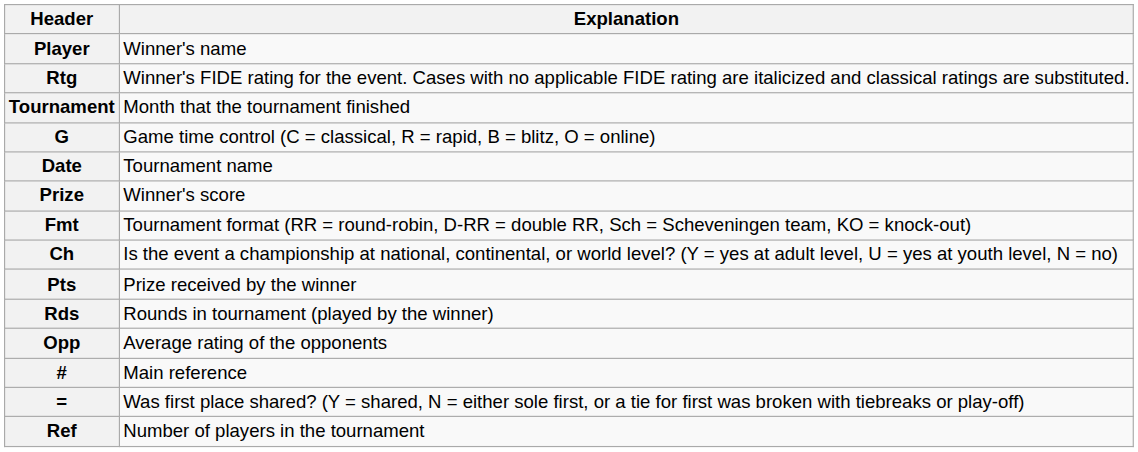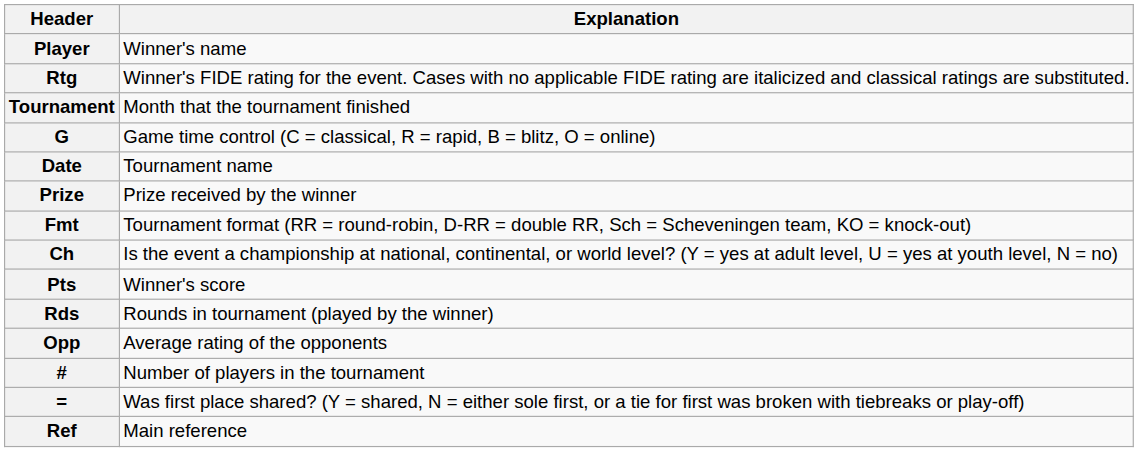(184, 195) Winner's score -> (240, 195) Prize received by the winner
(240, 284) Prize received by the winner -> (184, 284) Winner's score
(185, 372) Main reference -> (274, 372) Number of players in the tournament
(274, 431) Number of players in the tournament -> (185, 431) Main reference
